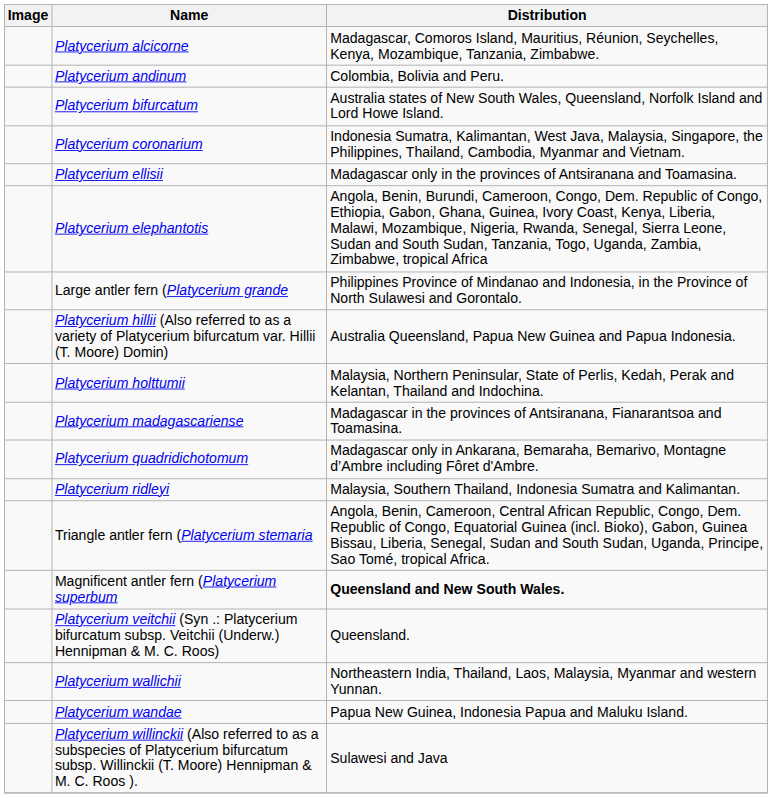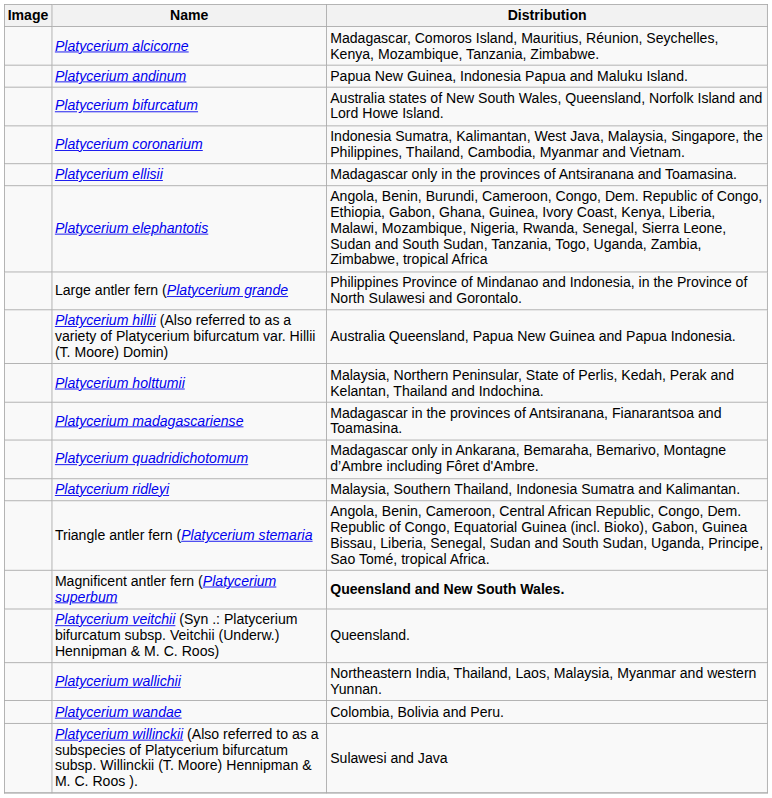(417, 76) Colombia, Bolivia and Peru. -> (509, 76) Papua New Guinea, Indonesia Papua and Maluku Island.
(509, 712) Papua New Guinea, Indonesia Papua and Maluku Island. -> (417, 712) Colombia, Bolivia and Peru.
